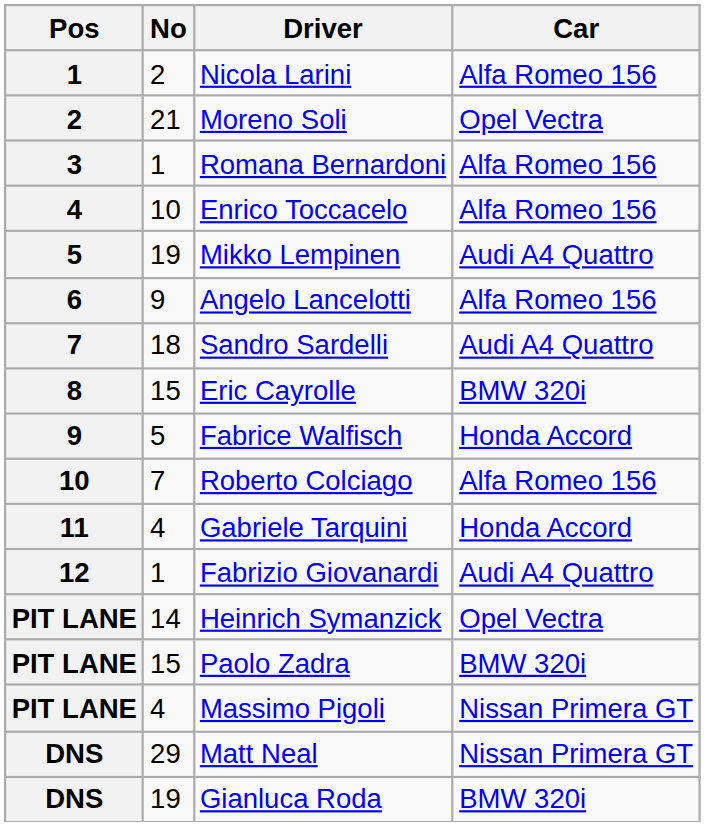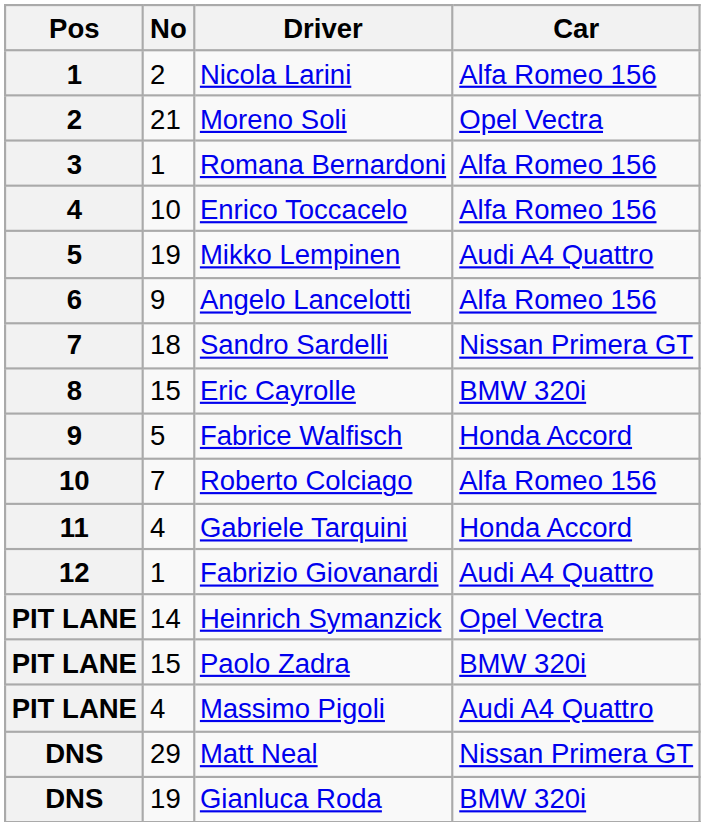(556, 345) Audi A4 Quattro -> (576, 345) Nissan Primera GT
(576, 708) Nissan Primera GT -> (556, 708) Audi A4 Quattro
